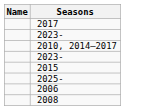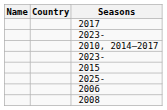+ column: (51, 12)
